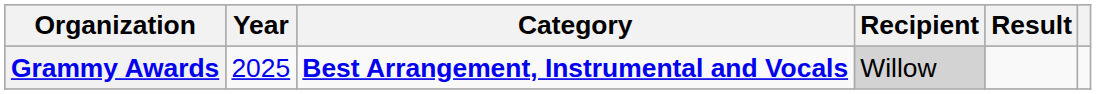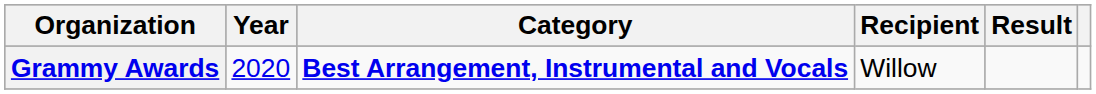(261, 67) 2025 -> (261, 67) 2020
(898, 67) lightgrey background -> (898, 67) no background
